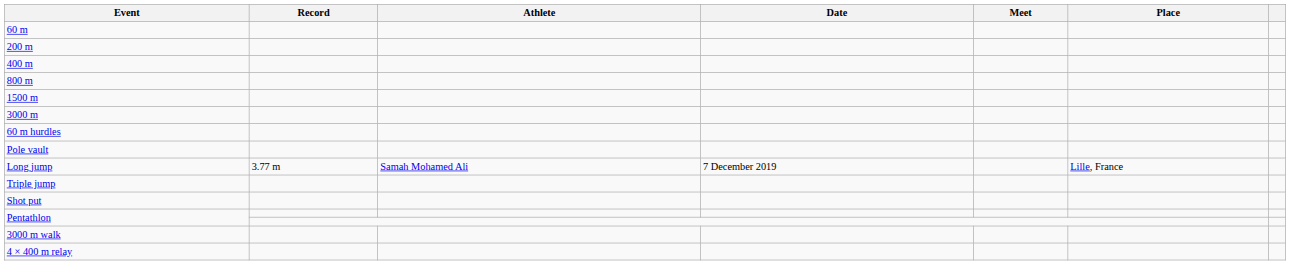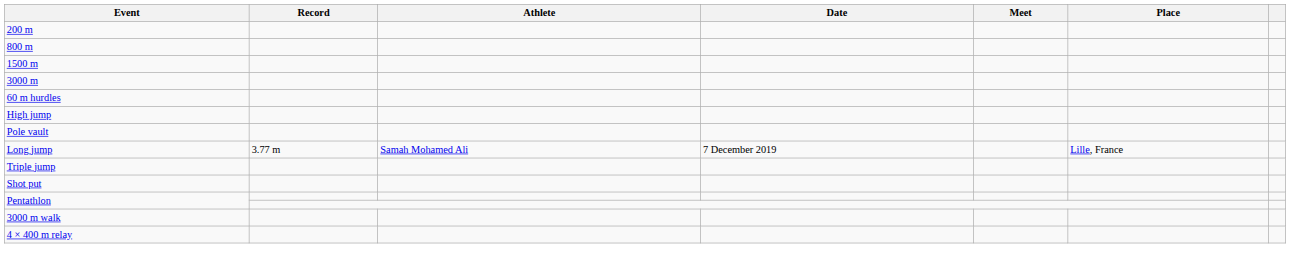- row: (17, 30)
- row: (20, 64)
+ row: (29, 115)
